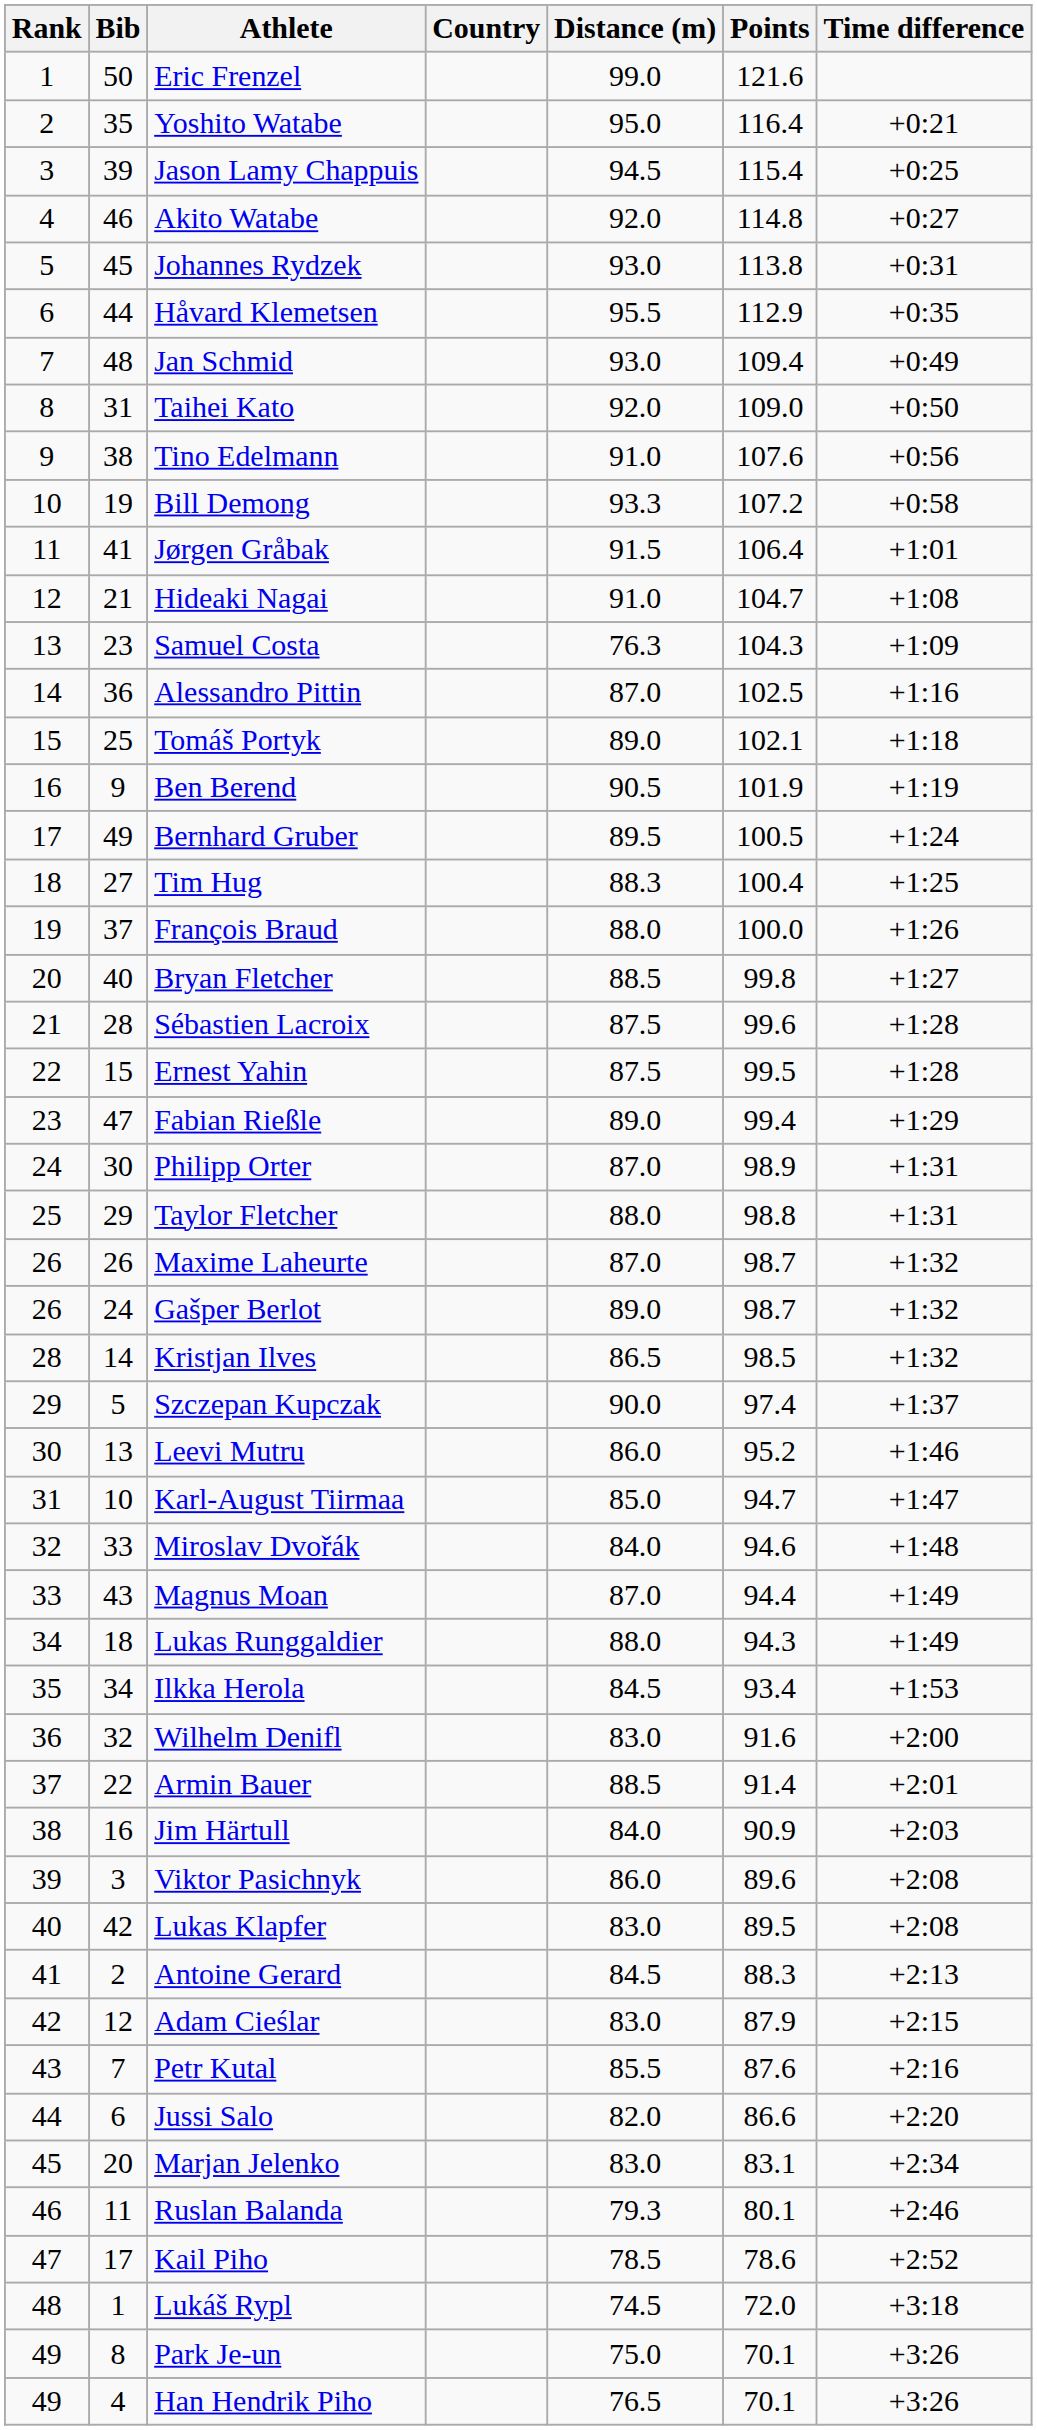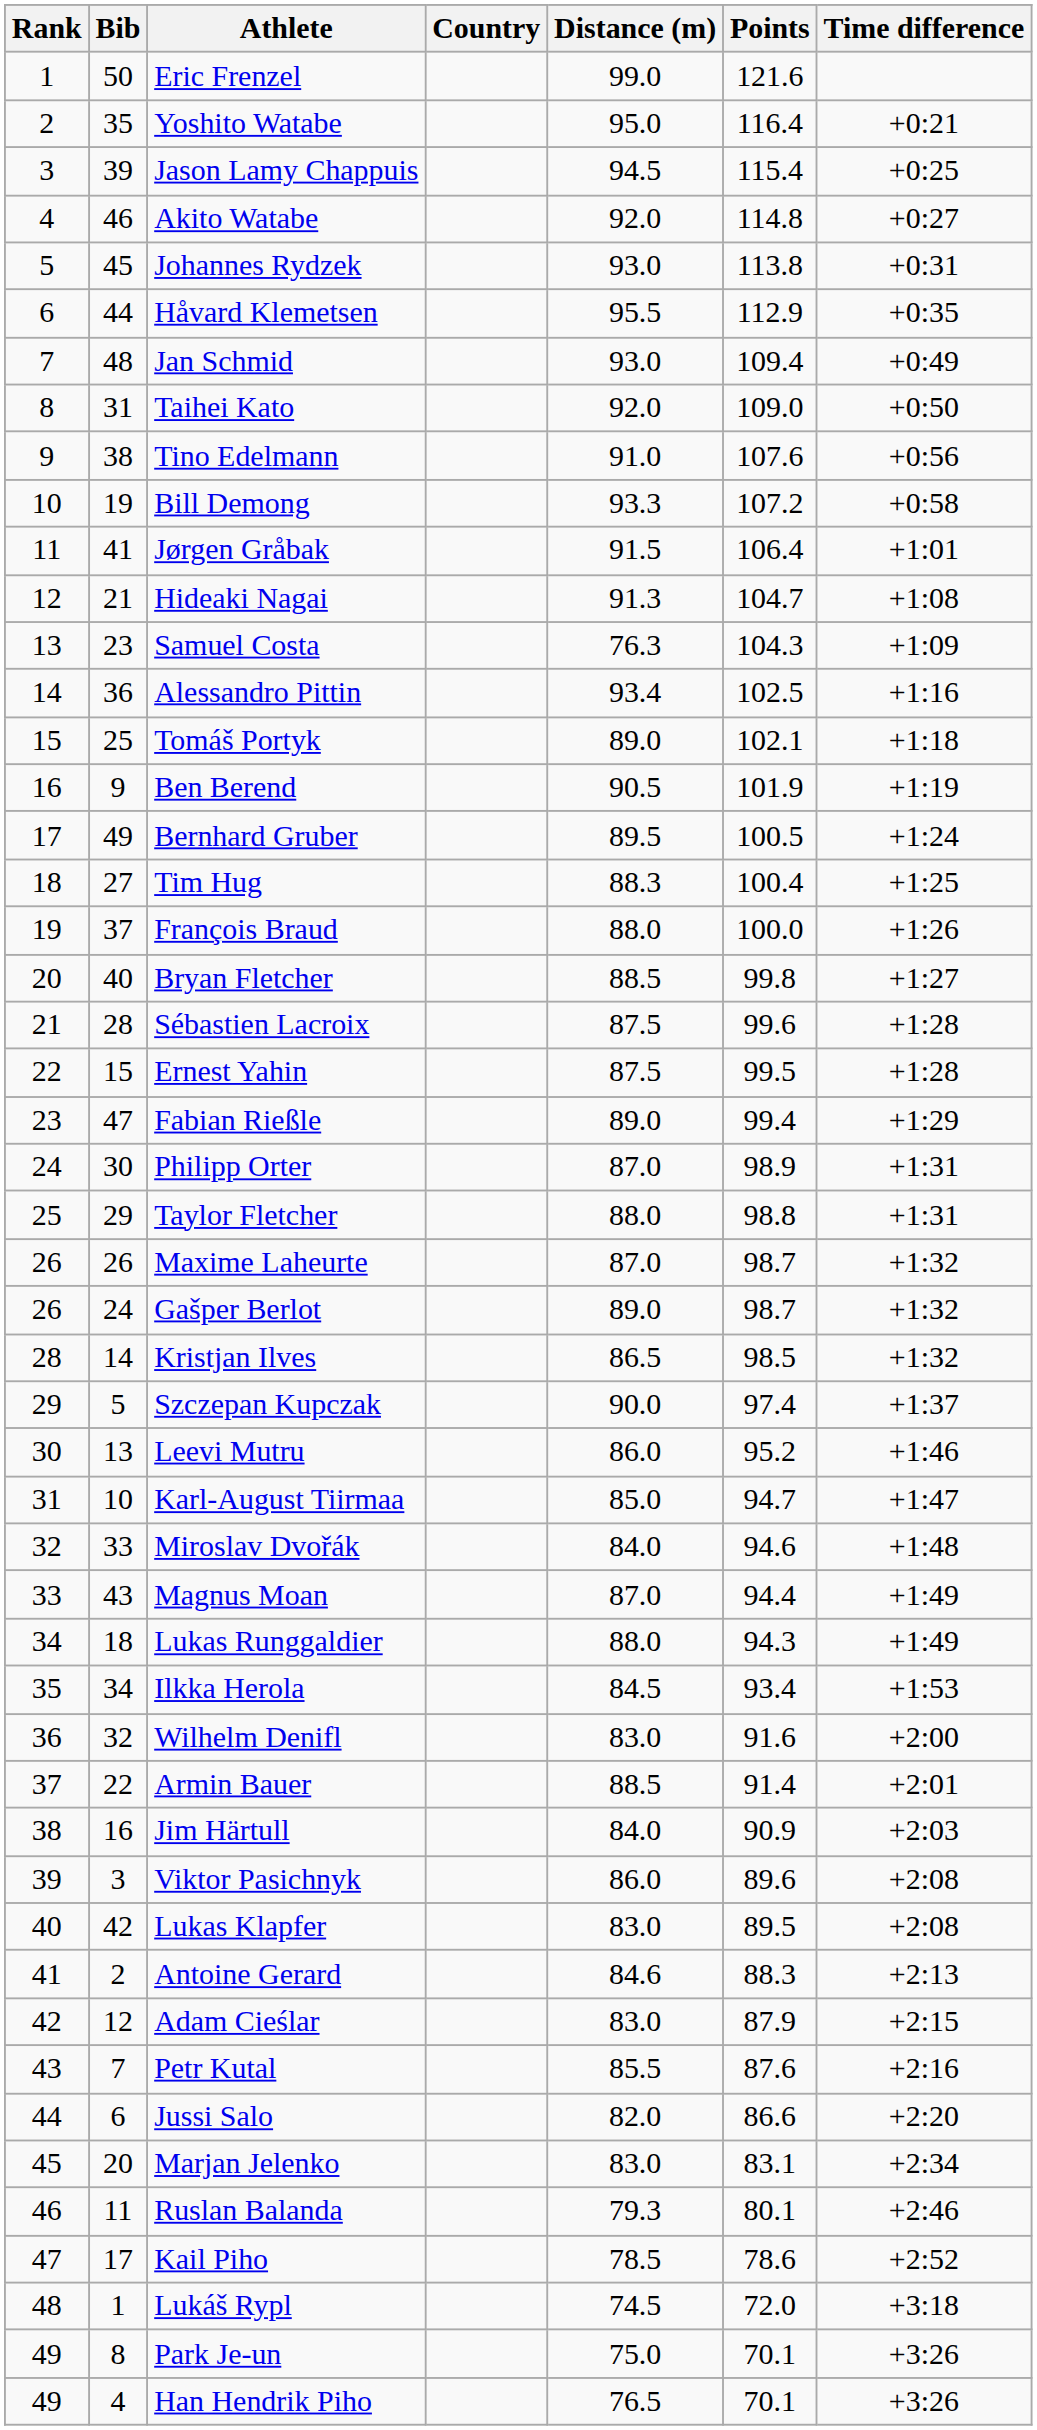(635, 597) 91.0 -> (635, 597) 91.3
(635, 692) 87.0 -> (635, 692) 93.4
(635, 1973) 84.5 -> (635, 1973) 84.6
